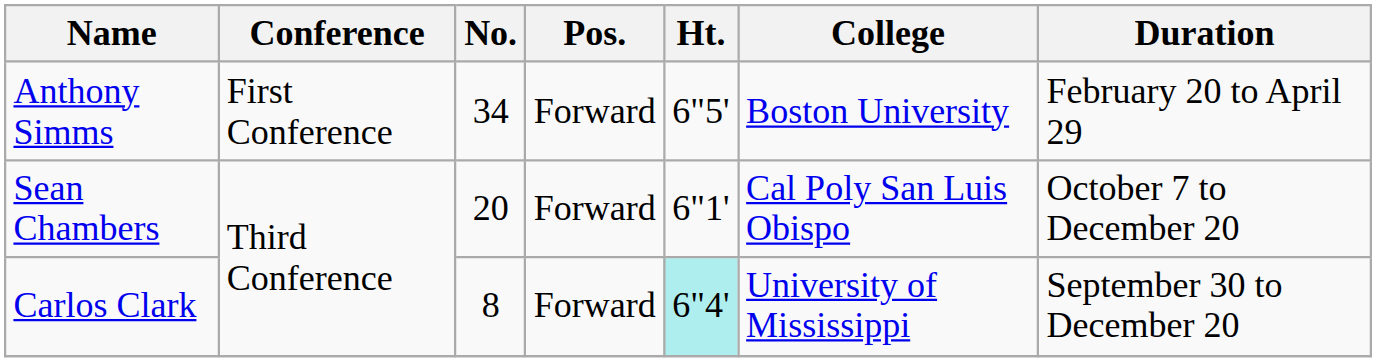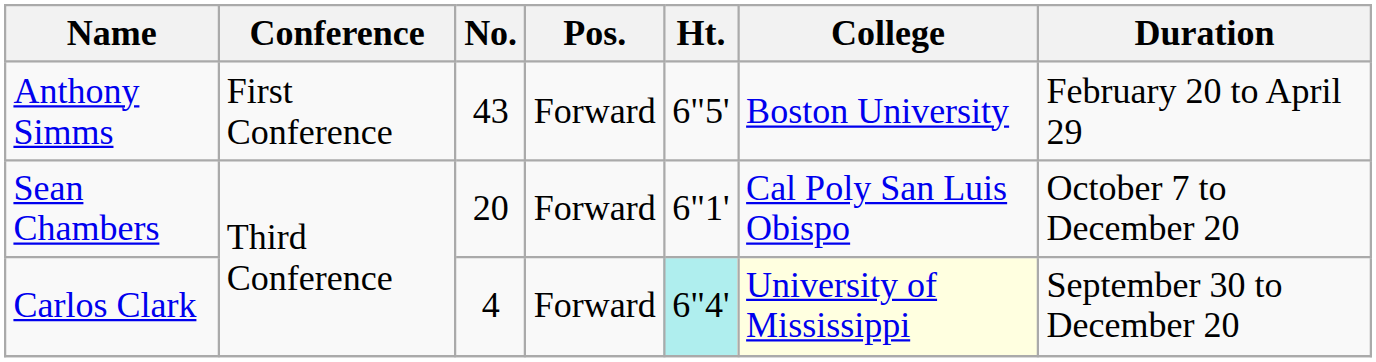(491, 110) 34 -> (491, 110) 43
(491, 305) 8 -> (491, 305) 4
(842, 305) no background -> (842, 305) lightyellow background
